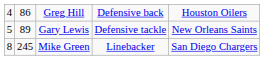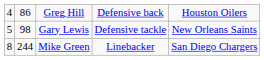(25, 30) 89 -> (25, 30) 98
(25, 47) 245 -> (25, 47) 244
